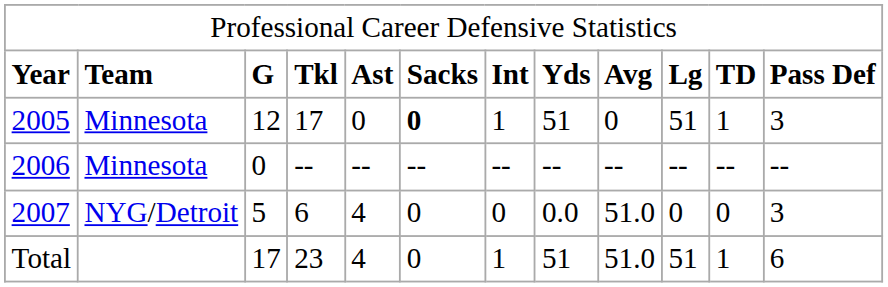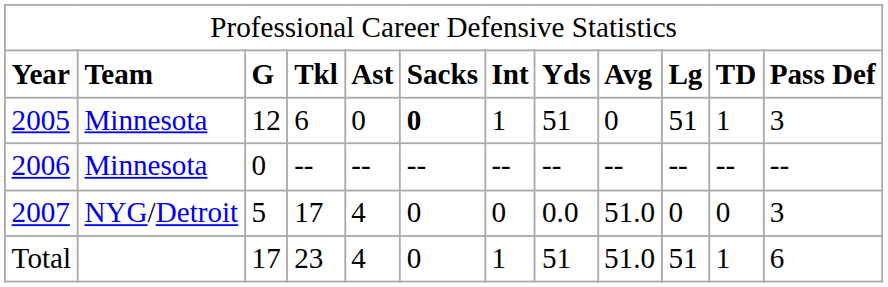(309, 119) 17 -> (301, 119) 6
(301, 212) 6 -> (309, 212) 17
